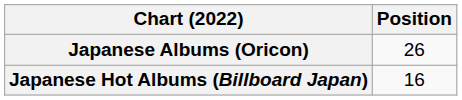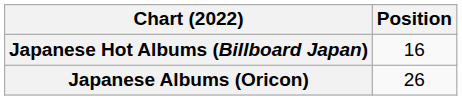rows swapped: (188, 49) <-> (188, 79)
